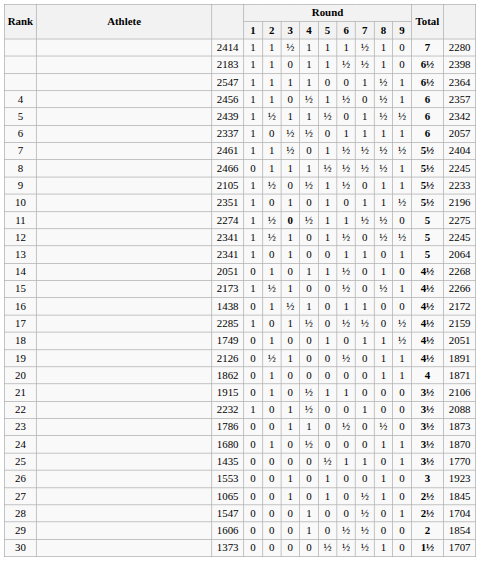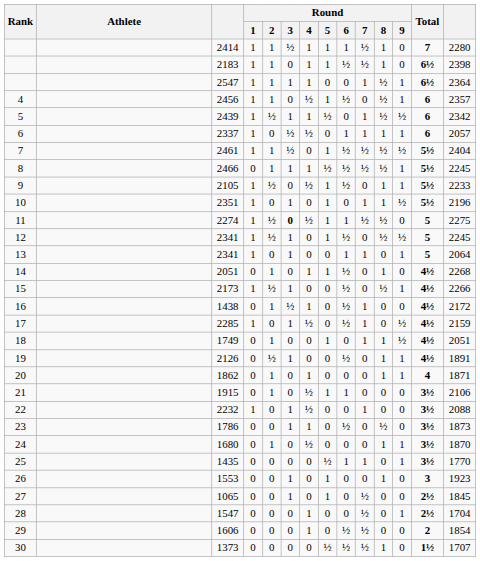(346, 306) 1 -> (346, 306) ½
(365, 323) ½ -> (365, 323) 1
(309, 375) 0 -> (309, 375) 1
(383, 496) 1 -> (383, 496) 0
